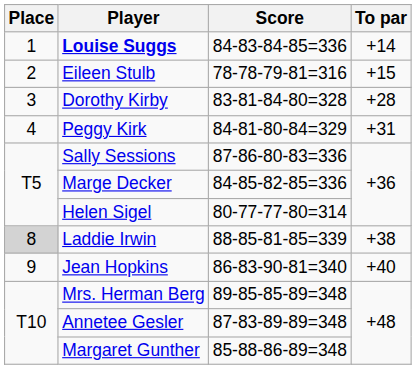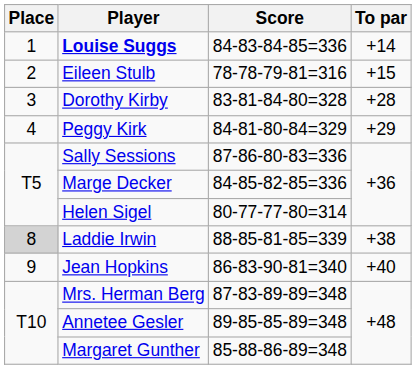(381, 128) +31 -> (381, 128) +29
(280, 294) 89-85-85-89=348 -> (280, 294) 87-83-89-89=348
(280, 322) 87-83-89-89=348 -> (280, 322) 89-85-85-89=348
